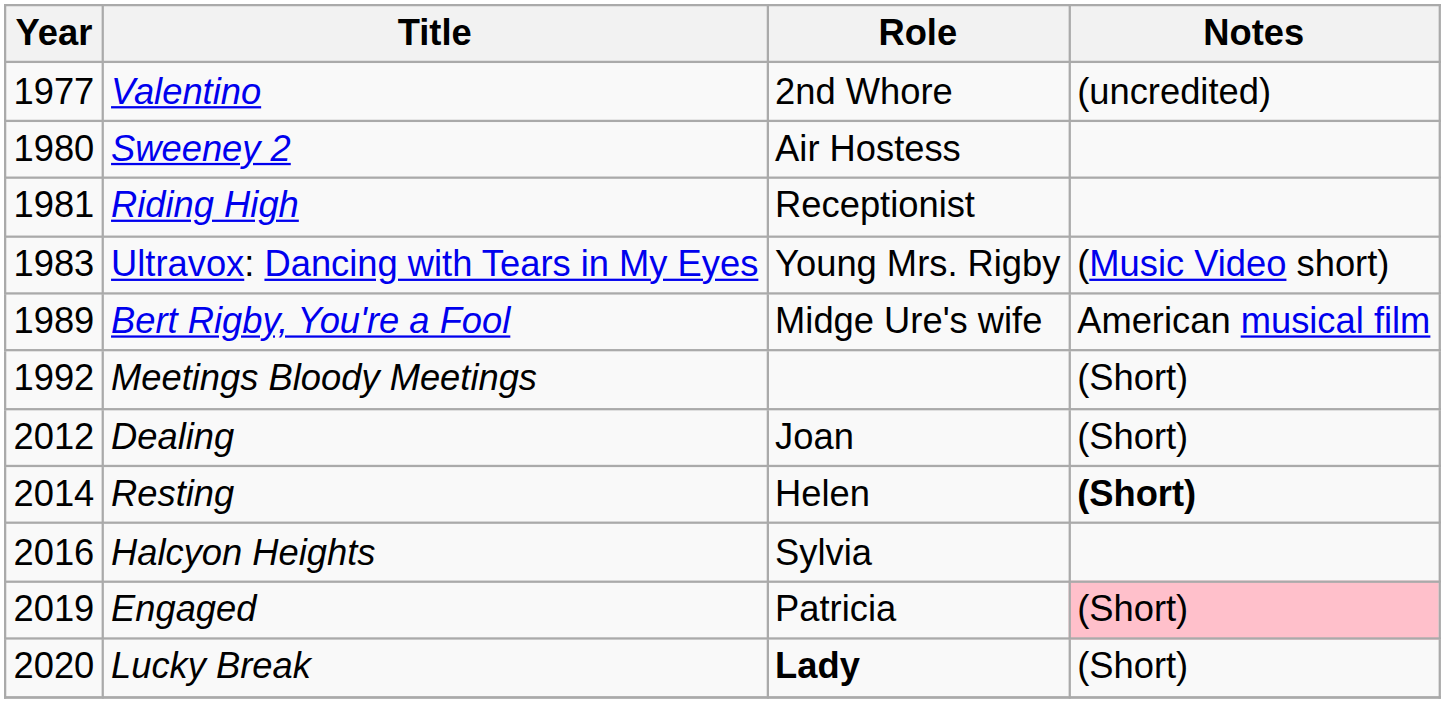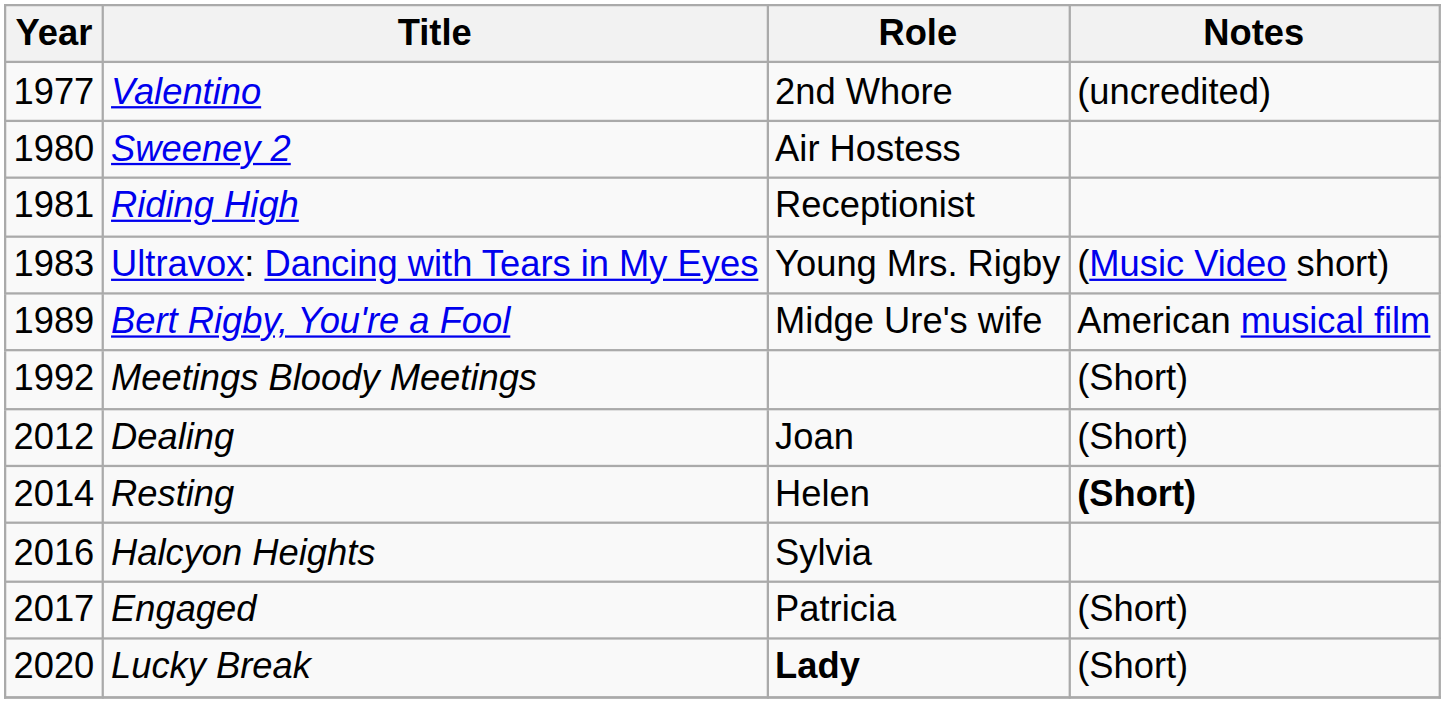(54, 609) 2019 -> (54, 609) 2017
(1133, 609) pink background -> (1133, 609) no background
